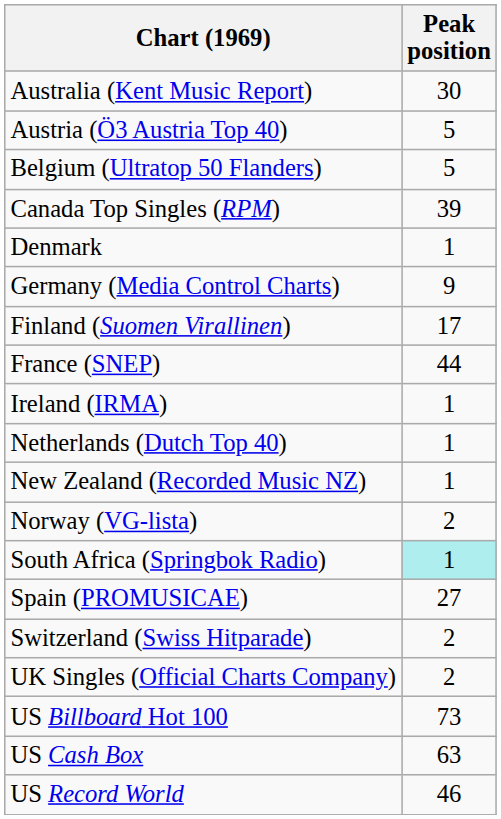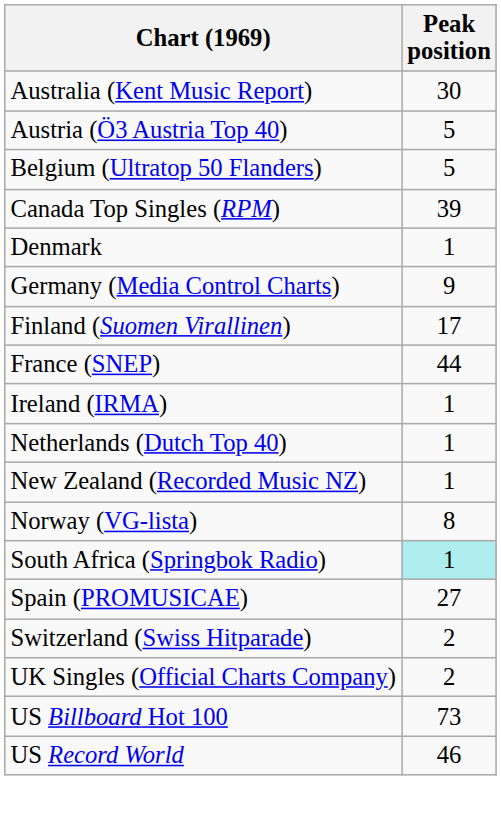(449, 520) 2 -> (449, 520) 8
- row: (77, 755)
